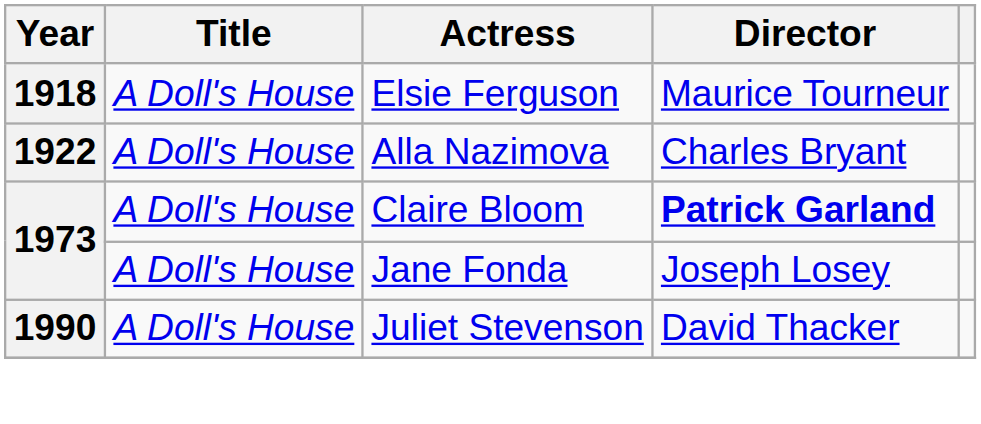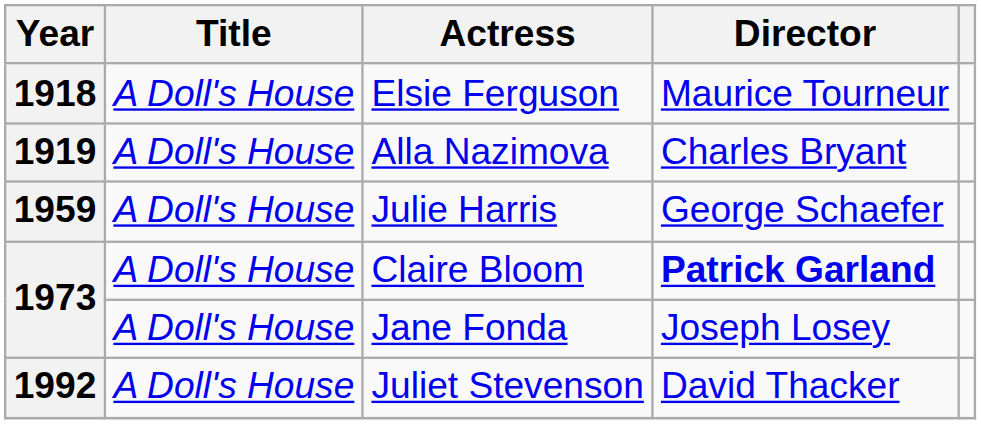(55, 151) 1922 -> (55, 151) 1919
+ row: (464, 210)
(55, 328) 1990 -> (55, 387) 1992
